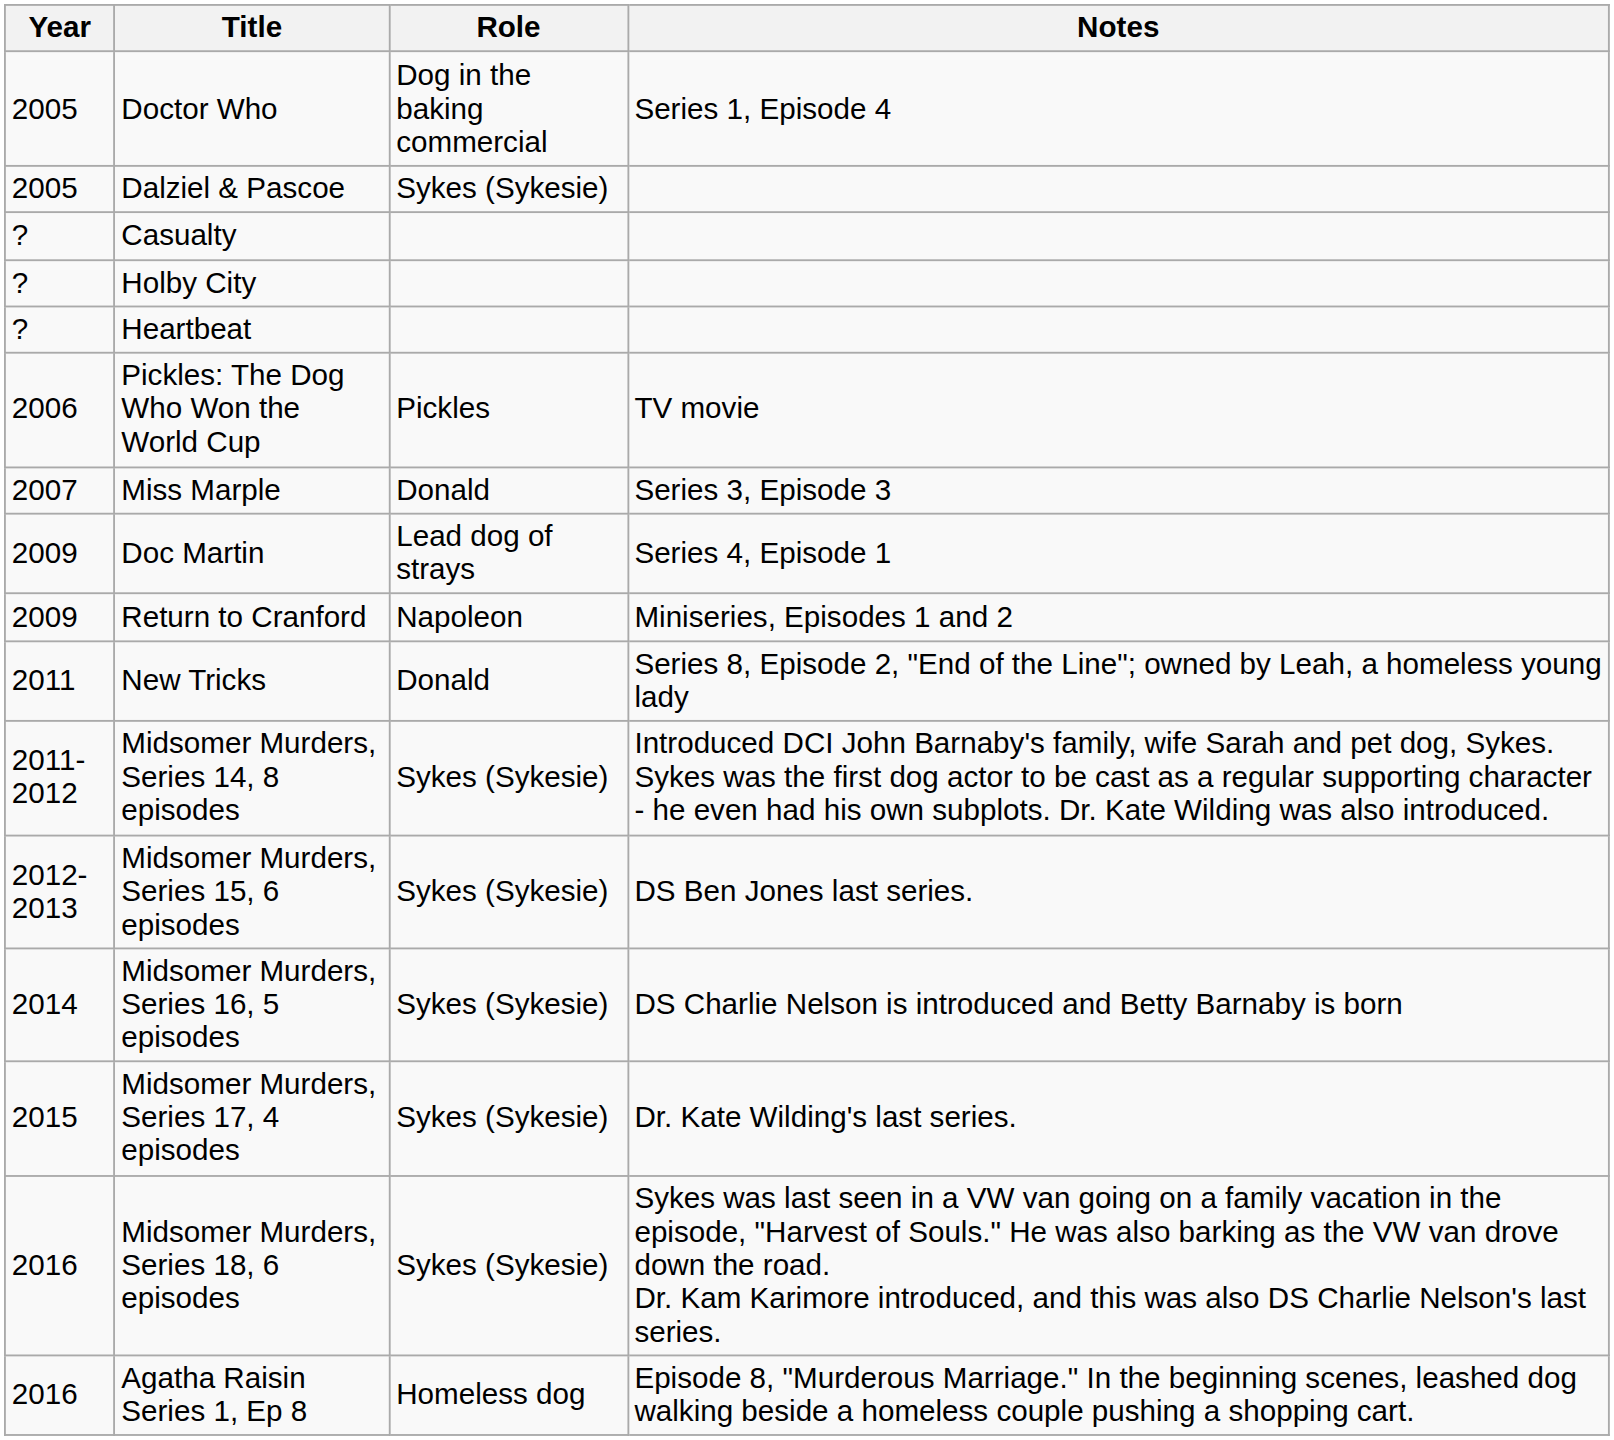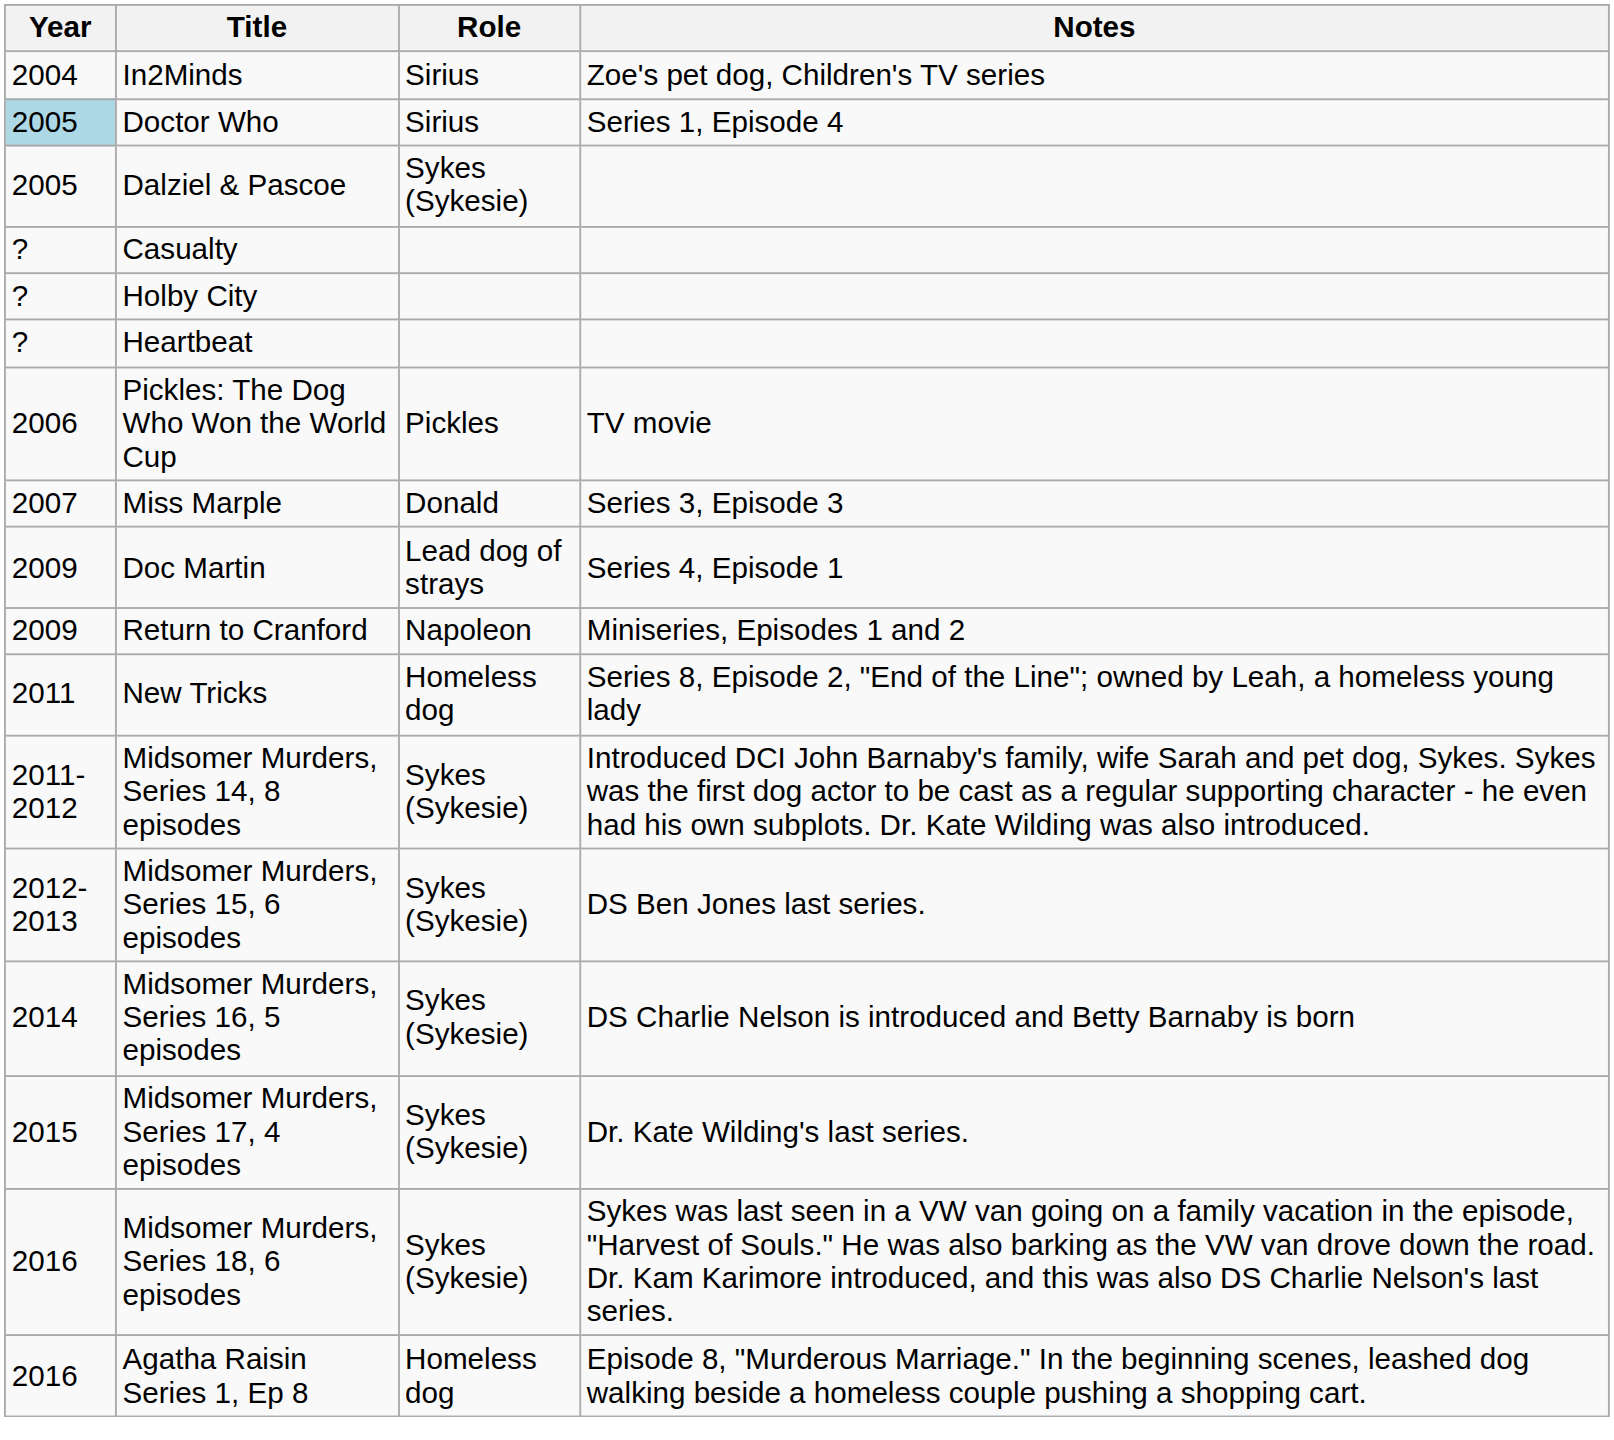+ row: (183, 74)
(45, 108) no background -> (45, 121) lightblue background
(472, 108) Dog in the baking commercial -> (442, 121) Sirius
(443, 680) Donald -> (471, 694) Homeless dog
